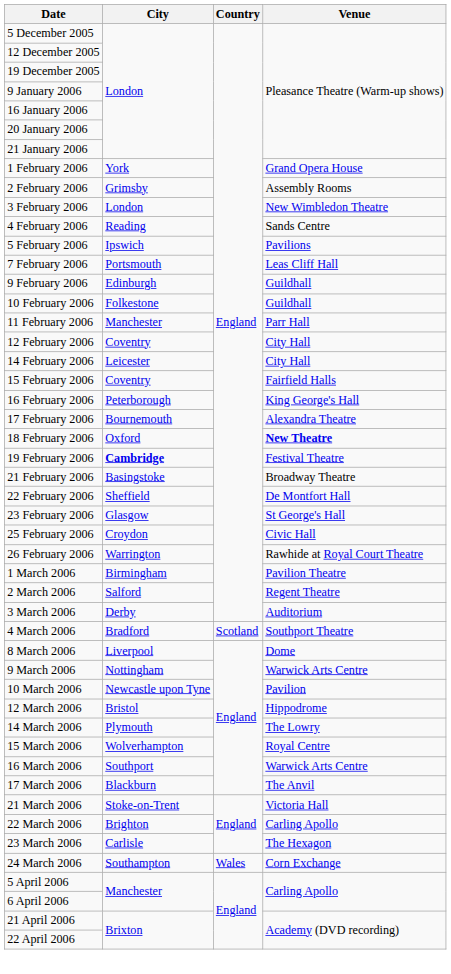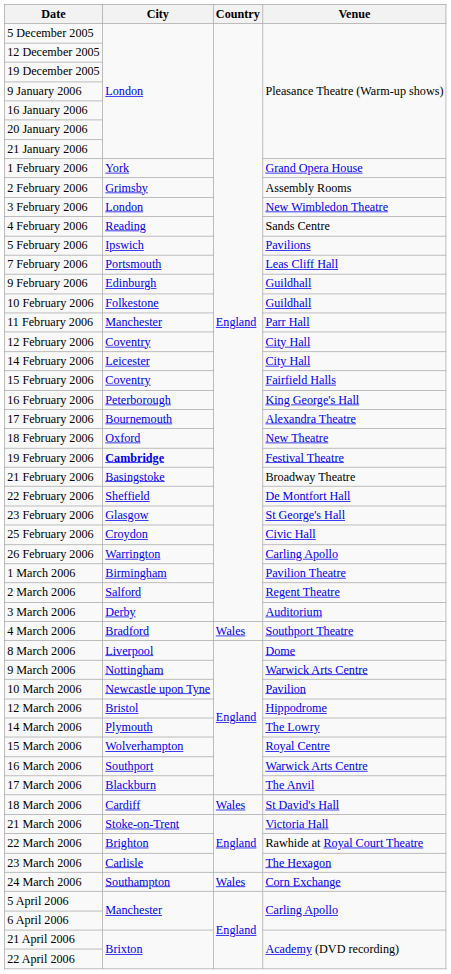(299, 438) bold -> (297, 438) normal
(344, 554) Rawhide at Royal Court Theatre -> (302, 554) Carling Apollo
(237, 631) Scotland -> (231, 631) Wales
+ row: (44, 804)
(302, 824) Carling Apollo -> (344, 843) Rawhide at Royal Court Theatre
